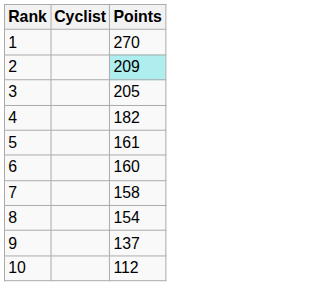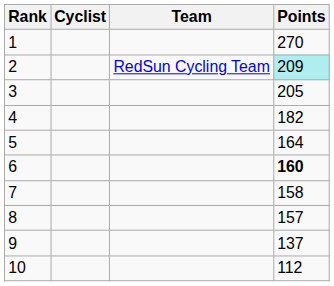+ column: (192, 17)
(127, 142) 161 -> (290, 142) 164
(127, 167) normal -> (290, 167) bold
(127, 218) 154 -> (290, 218) 157
